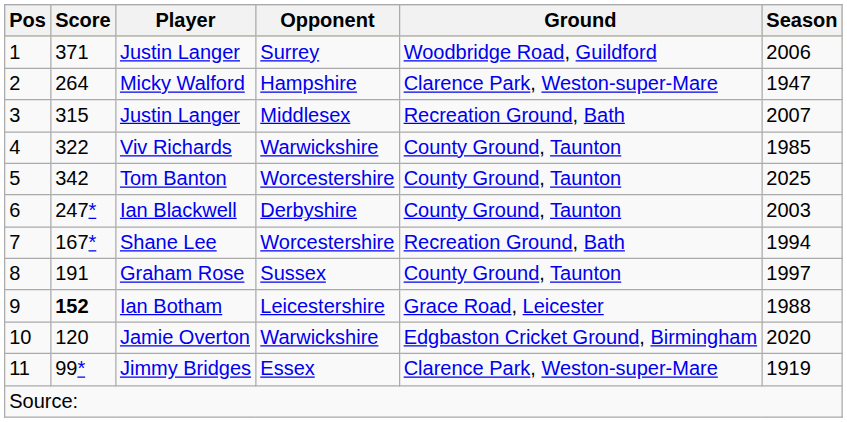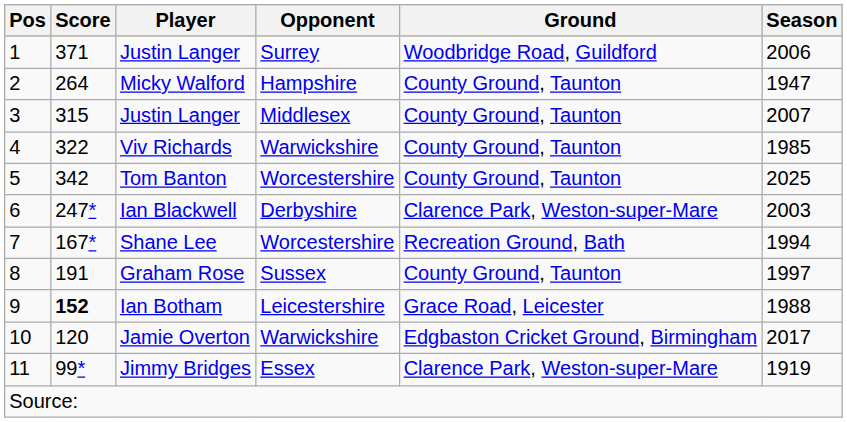(561, 83) Clarence Park, Weston-super-Mare -> (512, 83) County Ground, Taunton
(514, 115) Recreation Ground, Bath -> (512, 115) County Ground, Taunton
(512, 210) County Ground, Taunton -> (561, 210) Clarence Park, Weston-super-Mare
(789, 337) 2020 -> (789, 337) 2017
